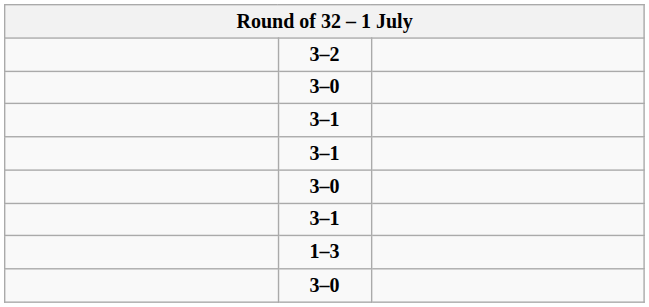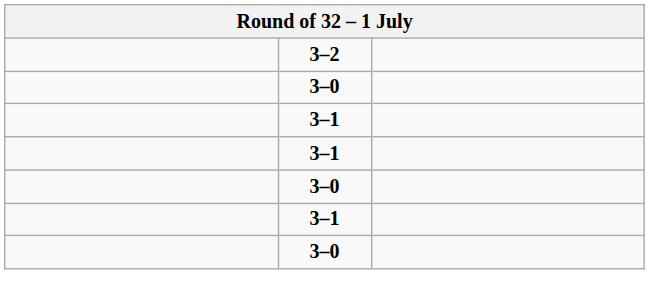- row: (141, 253)
